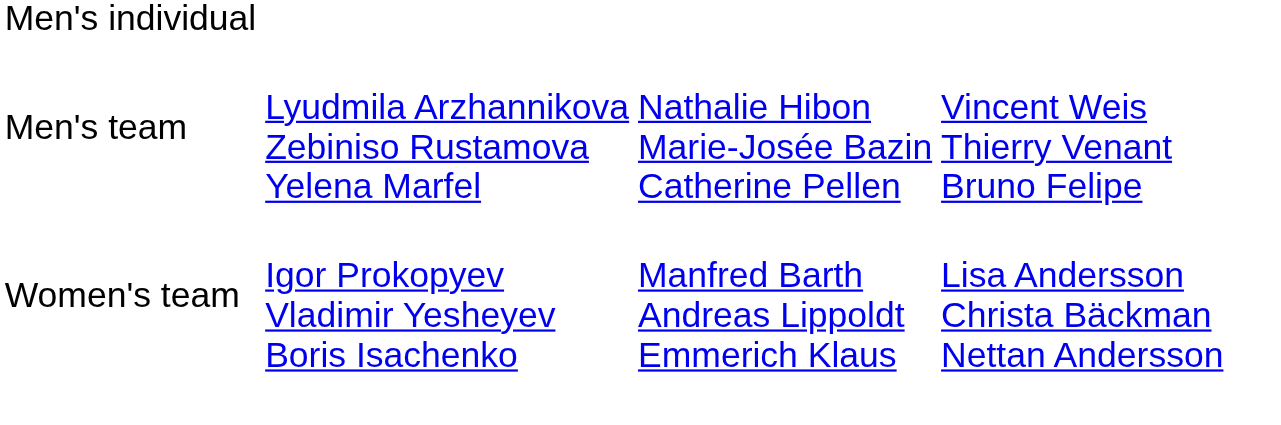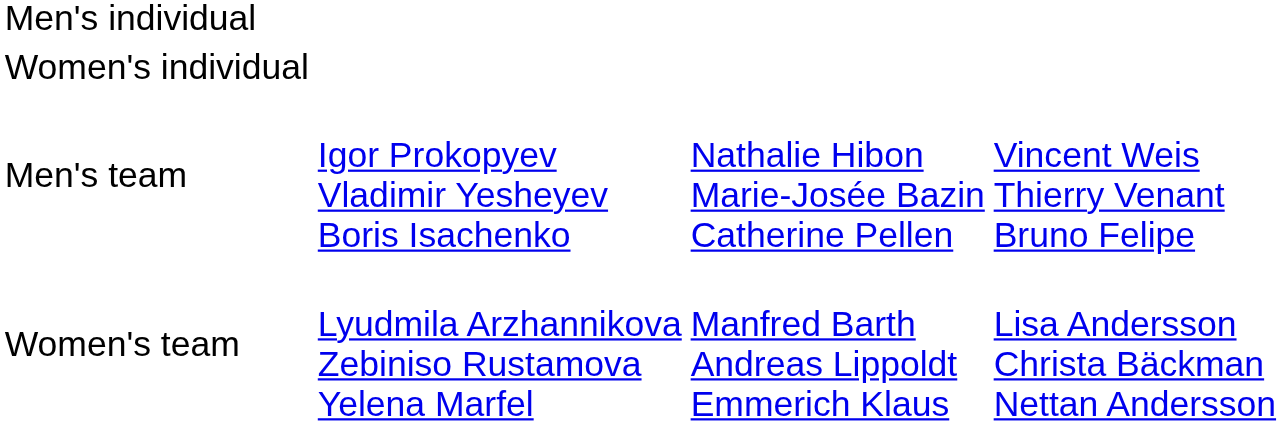+ row: (157, 66)
(447, 146) Lyudmila Arzhannikova Zebiniso Rustamova Yelena Marfel -> (463, 195) Igor Prokopyev Vladimir Yesheyev Boris Isachenko
(410, 315) Igor Prokopyev Vladimir Yesheyev Boris Isachenko -> (500, 364) Lyudmila Arzhannikova Zebiniso Rustamova Yelena Marfel
